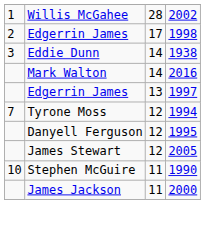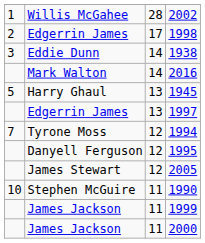+ row: (183, 92)
+ row: (183, 209)
